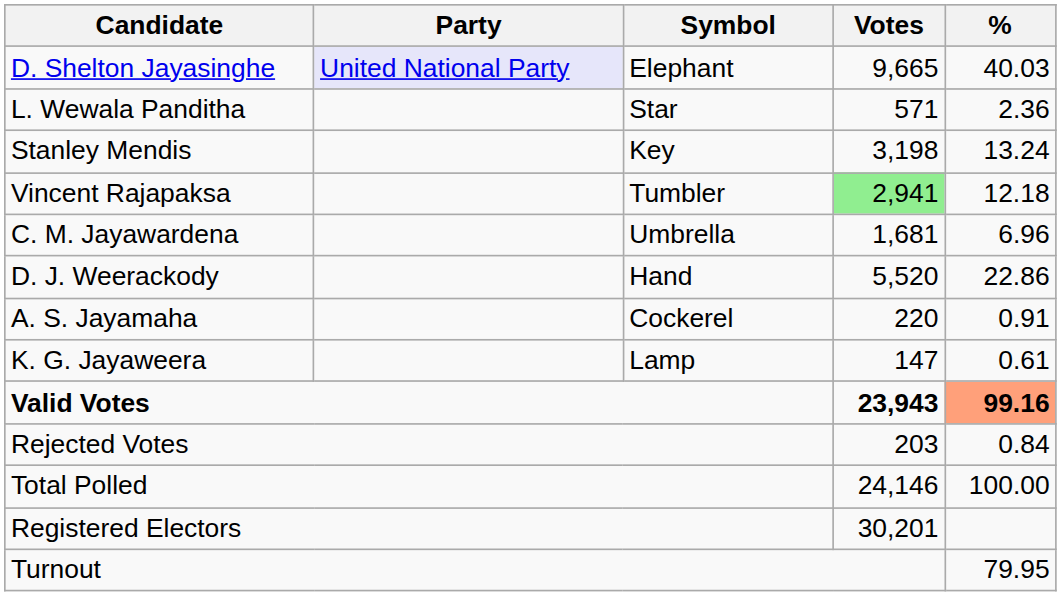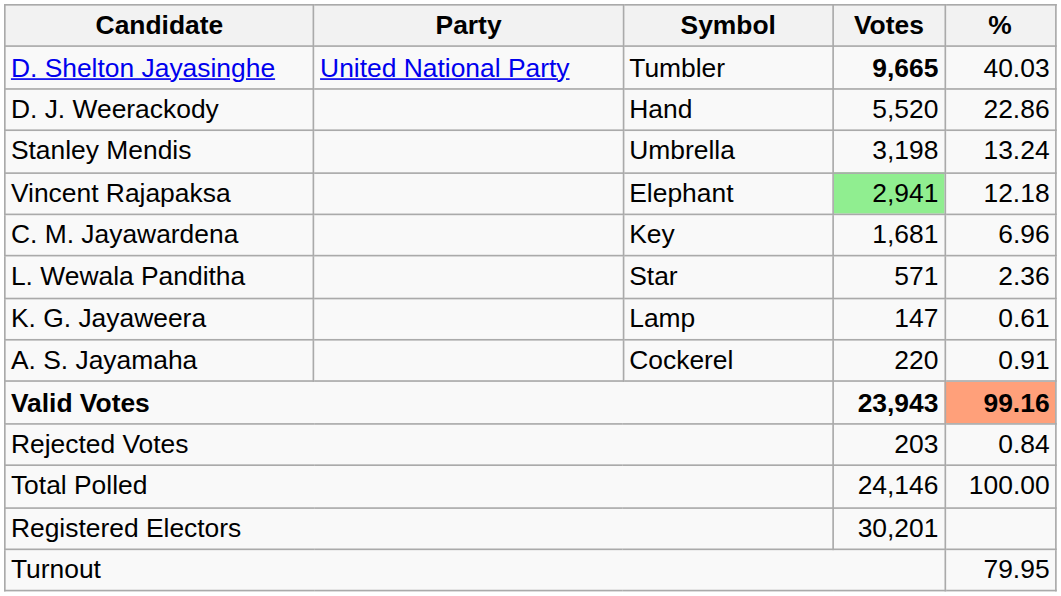(445, 67) lavender background -> (445, 67) no background
(681, 67) Elephant -> (677, 67) Tumbler
(905, 67) normal -> (905, 67) bold
rows swapped: (115, 276) <-> (128, 109)
(652, 151) Key -> (682, 151) Umbrella
(677, 192) Tumbler -> (681, 192) Elephant
(682, 234) Umbrella -> (652, 234) Key
rows swapped: (104, 318) <-> (108, 360)
